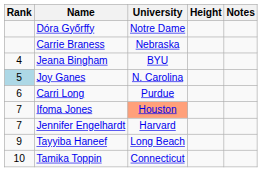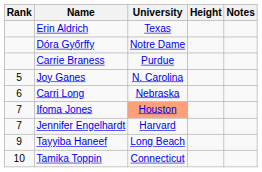+ row: (62, 28)
(158, 45) Nebraska -> (158, 61) Purdue
- row: (72, 61)
(19, 77) lightblue background -> (19, 77) no background
(158, 93) Purdue -> (158, 93) Nebraska
